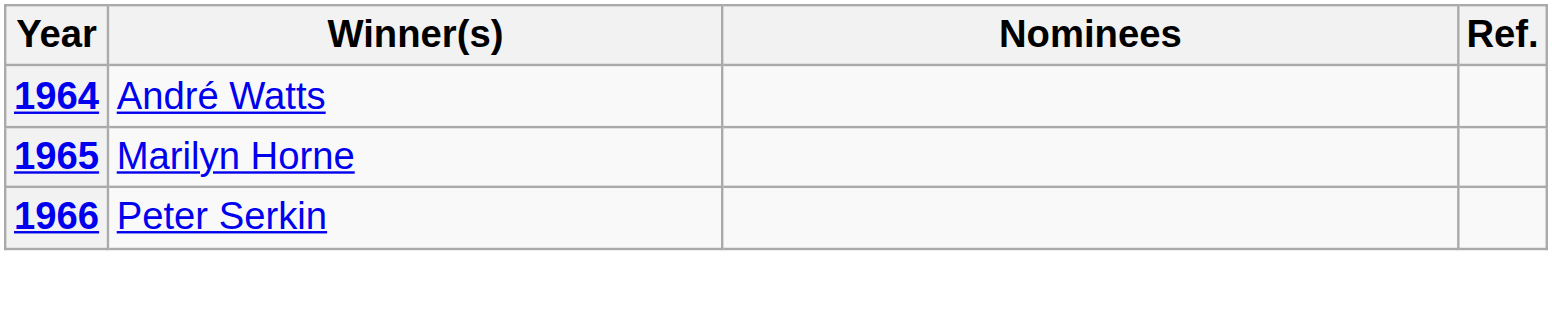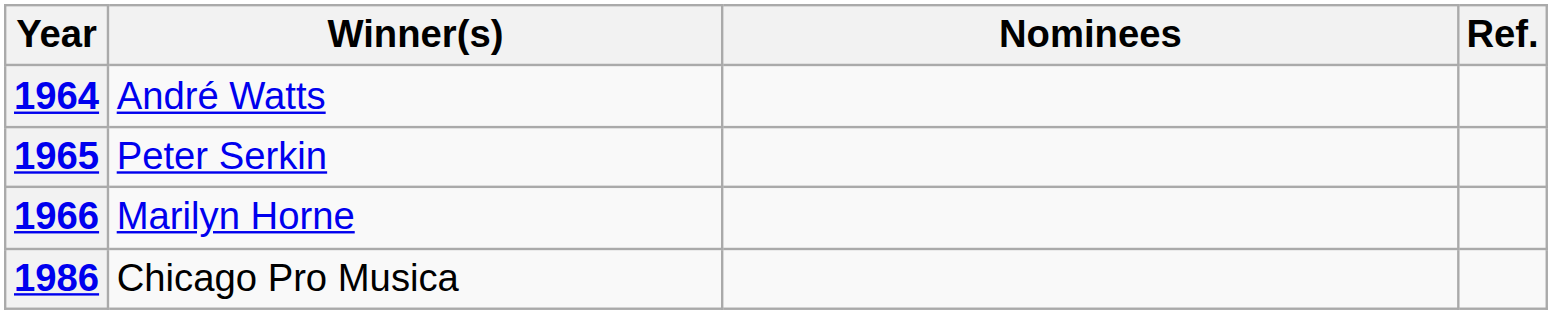(236, 156) Marilyn Horne -> (222, 156) Peter Serkin
(222, 216) Peter Serkin -> (236, 216) Marilyn Horne
+ row: (57, 277)
